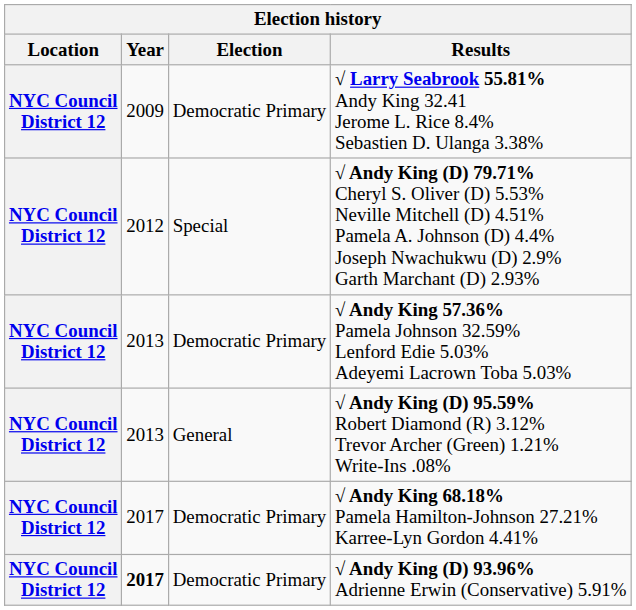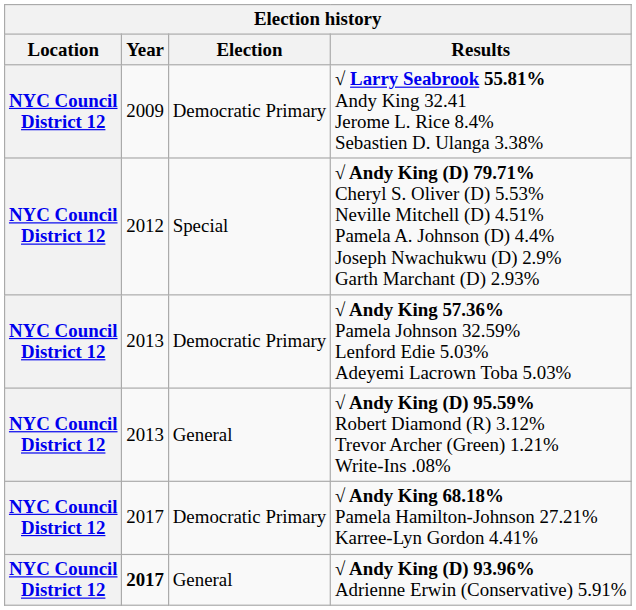(249, 579) Democratic Primary -> (203, 579) General
